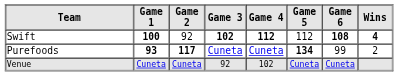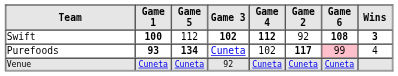columns swapped: (187, 17) <-> (304, 17)
(375, 37) 4 -> (375, 37) 3
(266, 51) Cuneta -> (267, 51) 102
(340, 51) no background -> (339, 51) pink background
(375, 51) 2 -> (375, 51) 4
(266, 64) 102 -> (267, 64) Cuneta
